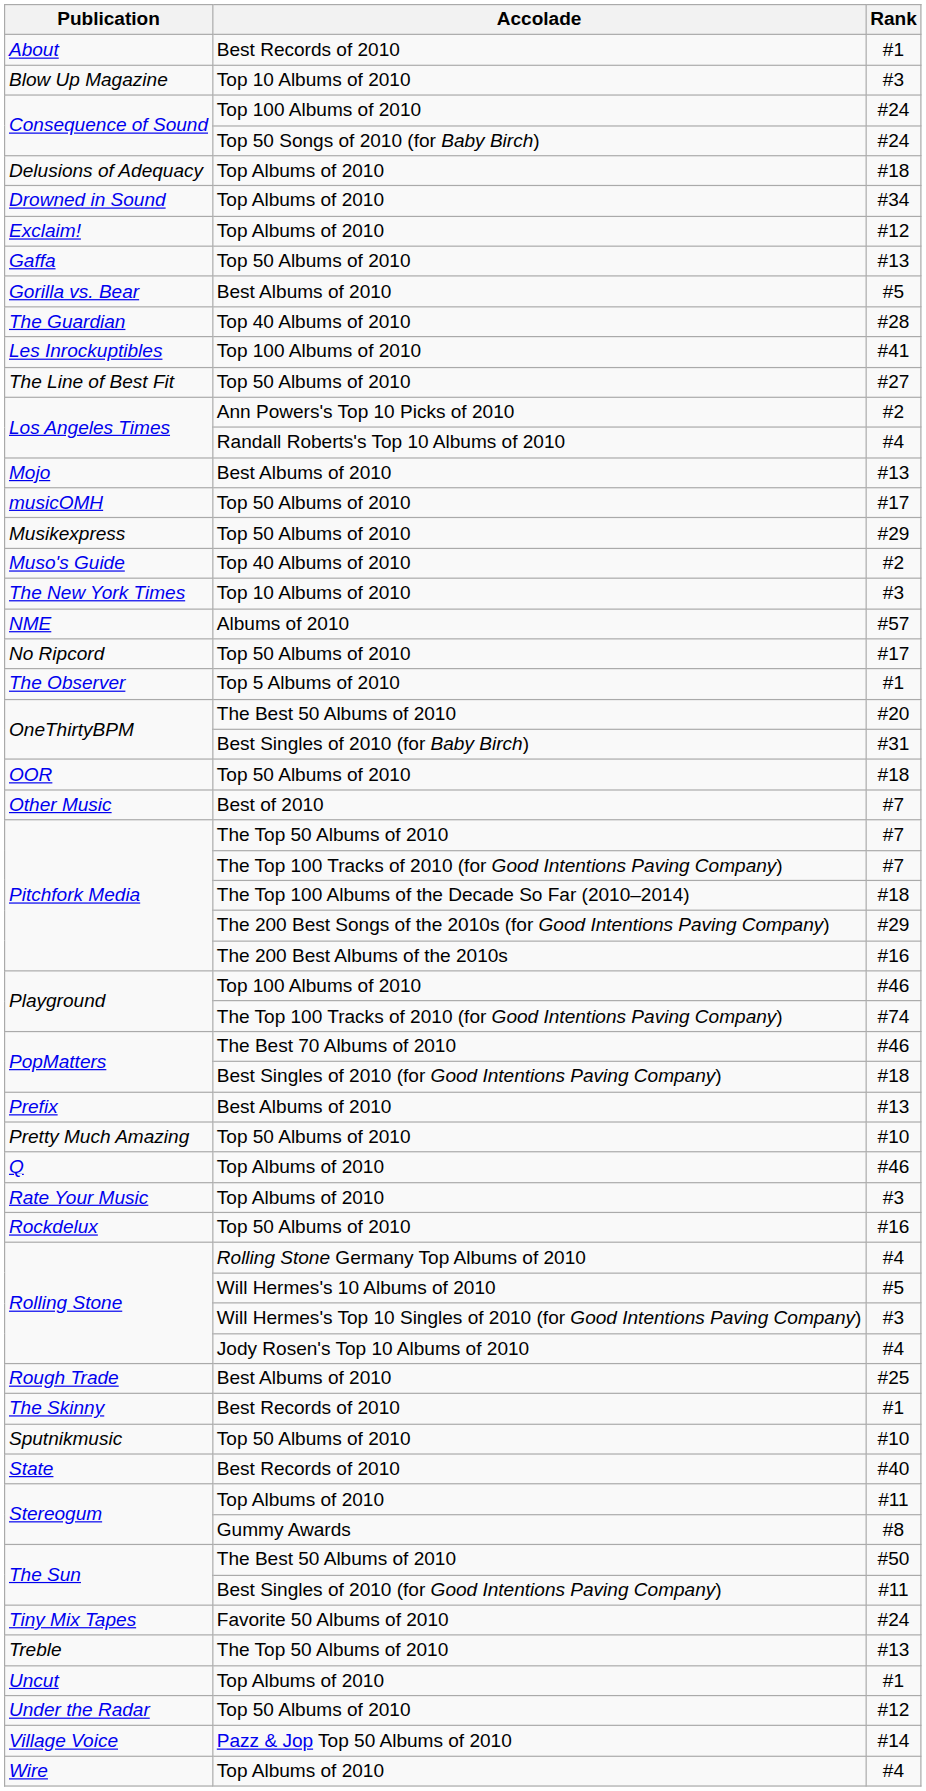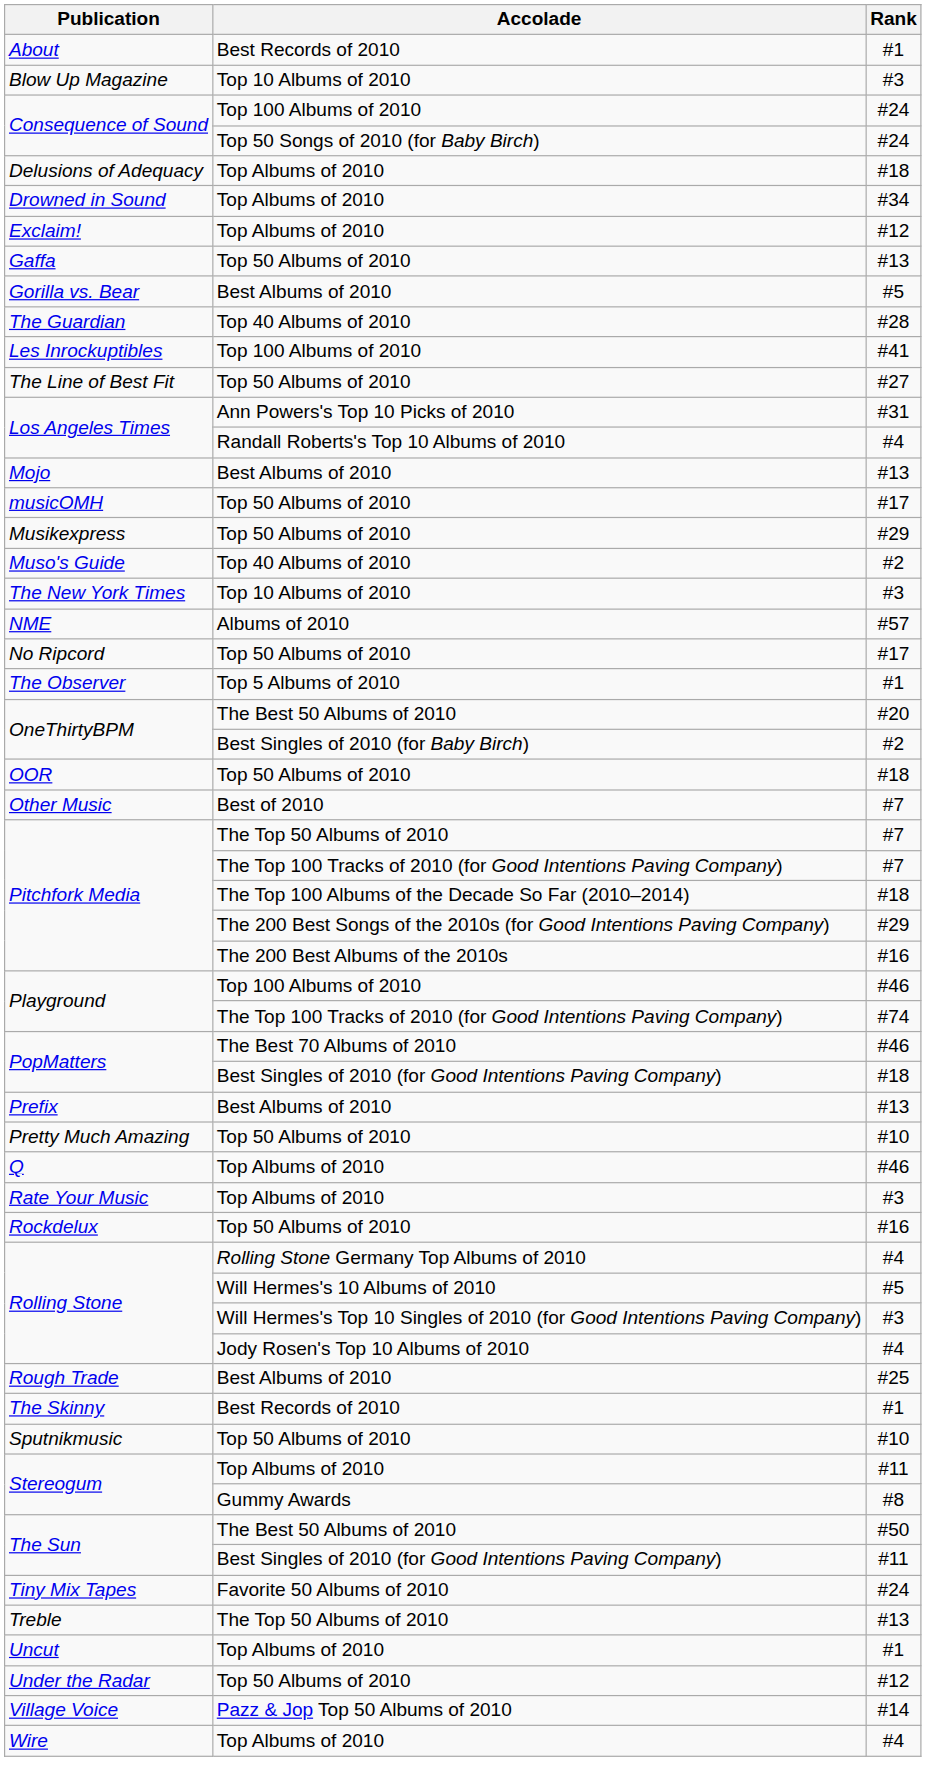(893, 412) #2 -> (893, 412) #31
(893, 744) #31 -> (893, 744) #2
- row: (31, 1469)
